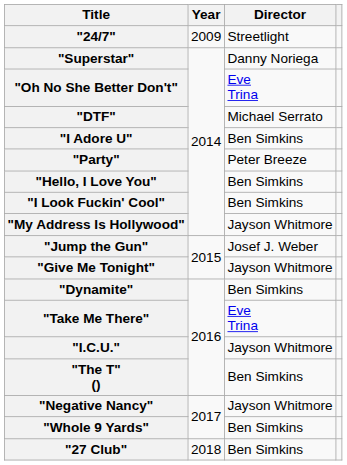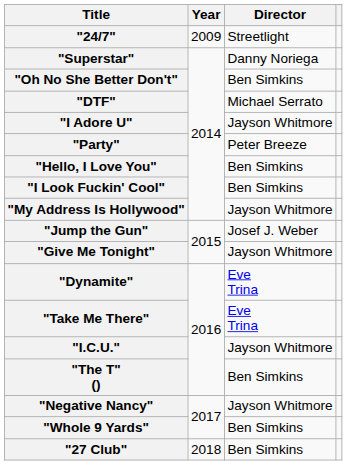(243, 87) Eve Trina -> (265, 79) Ben Simkins
(265, 138) Ben Simkins -> (280, 123) Jayson Whitmore
(265, 289) Ben Simkins -> (243, 281) Eve Trina
